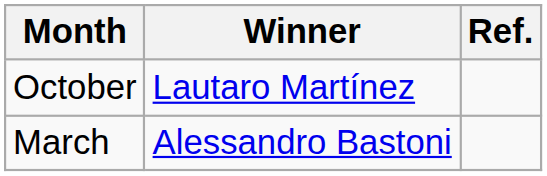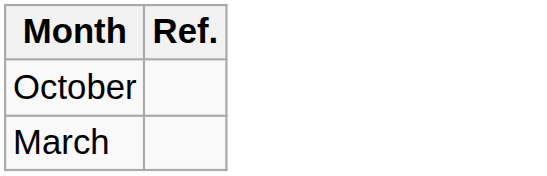- column: (302, 32)
